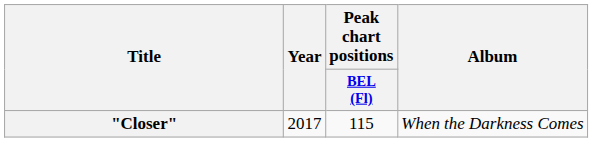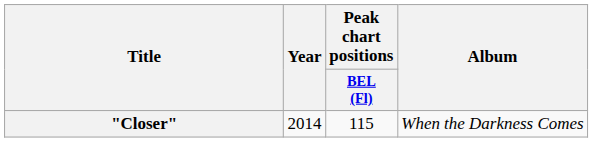(305, 123) 2017 -> (305, 123) 2014
